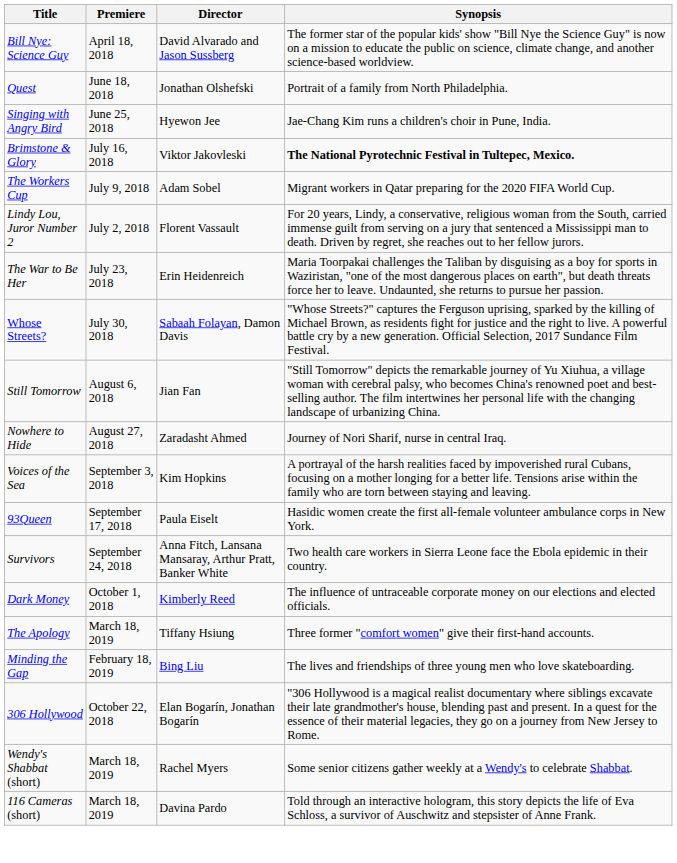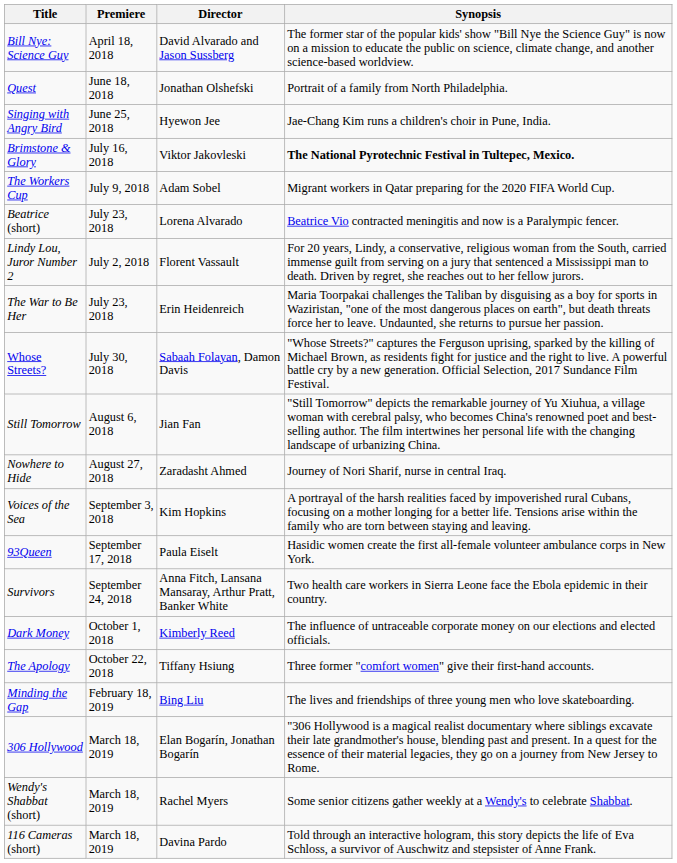+ row: (28, 221)
(114, 633) March 18, 2019 -> (118, 666) October 22, 2018
(118, 713) October 22, 2018 -> (114, 747) March 18, 2019
